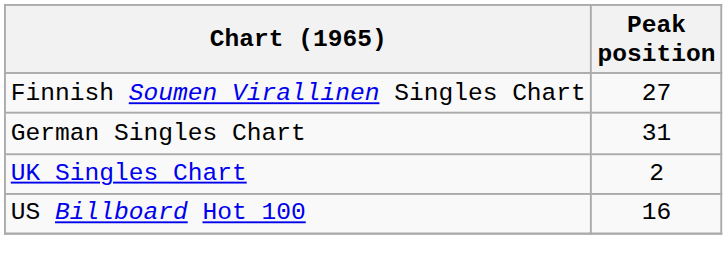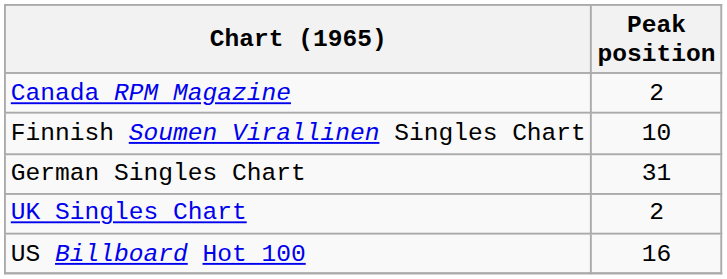+ row: (151, 93)
(657, 93) 27 -> (657, 133) 10
